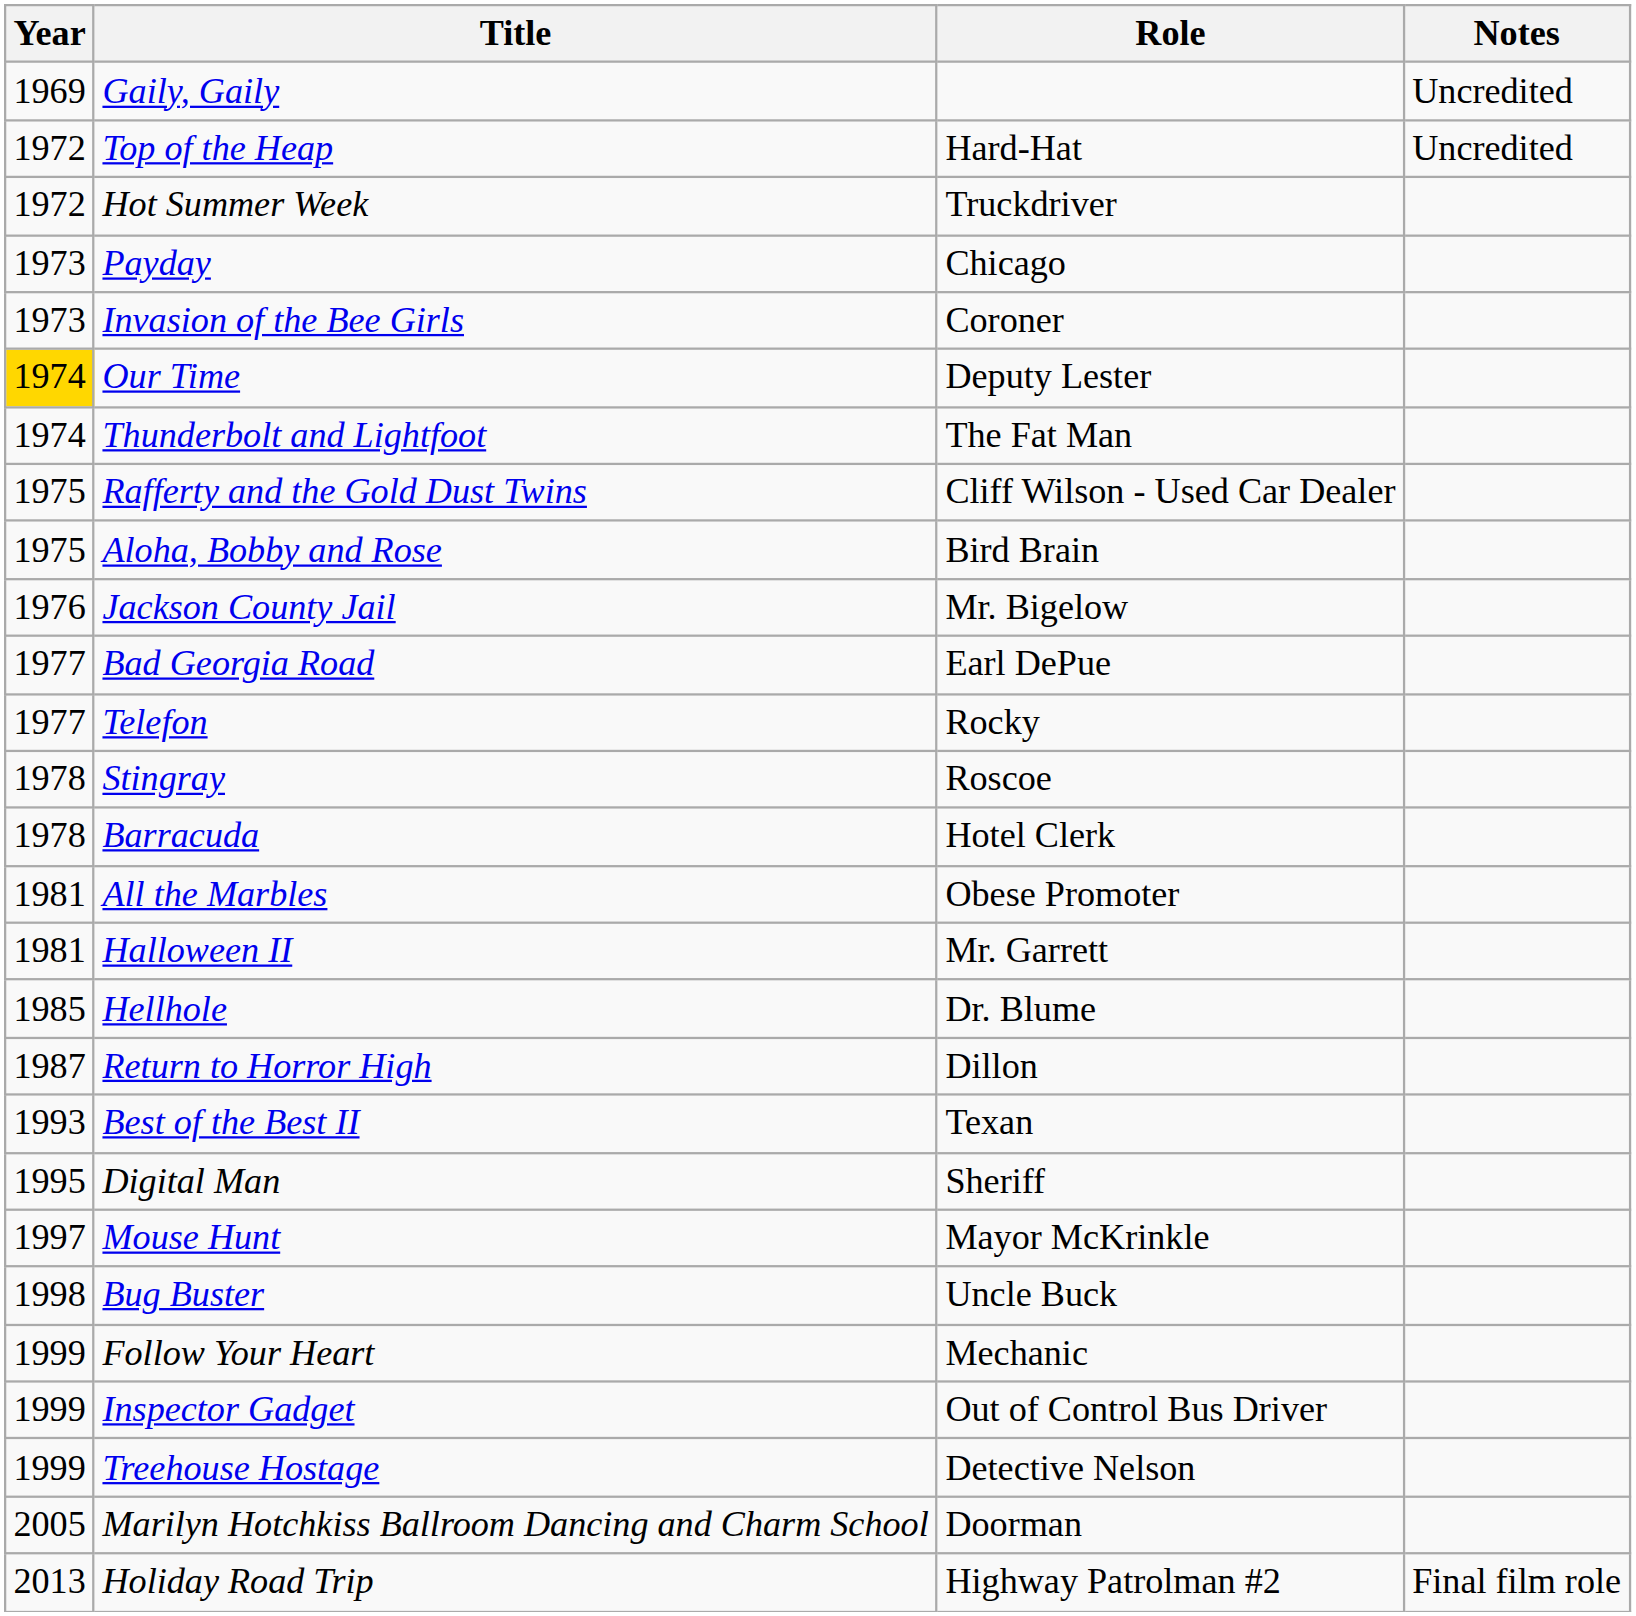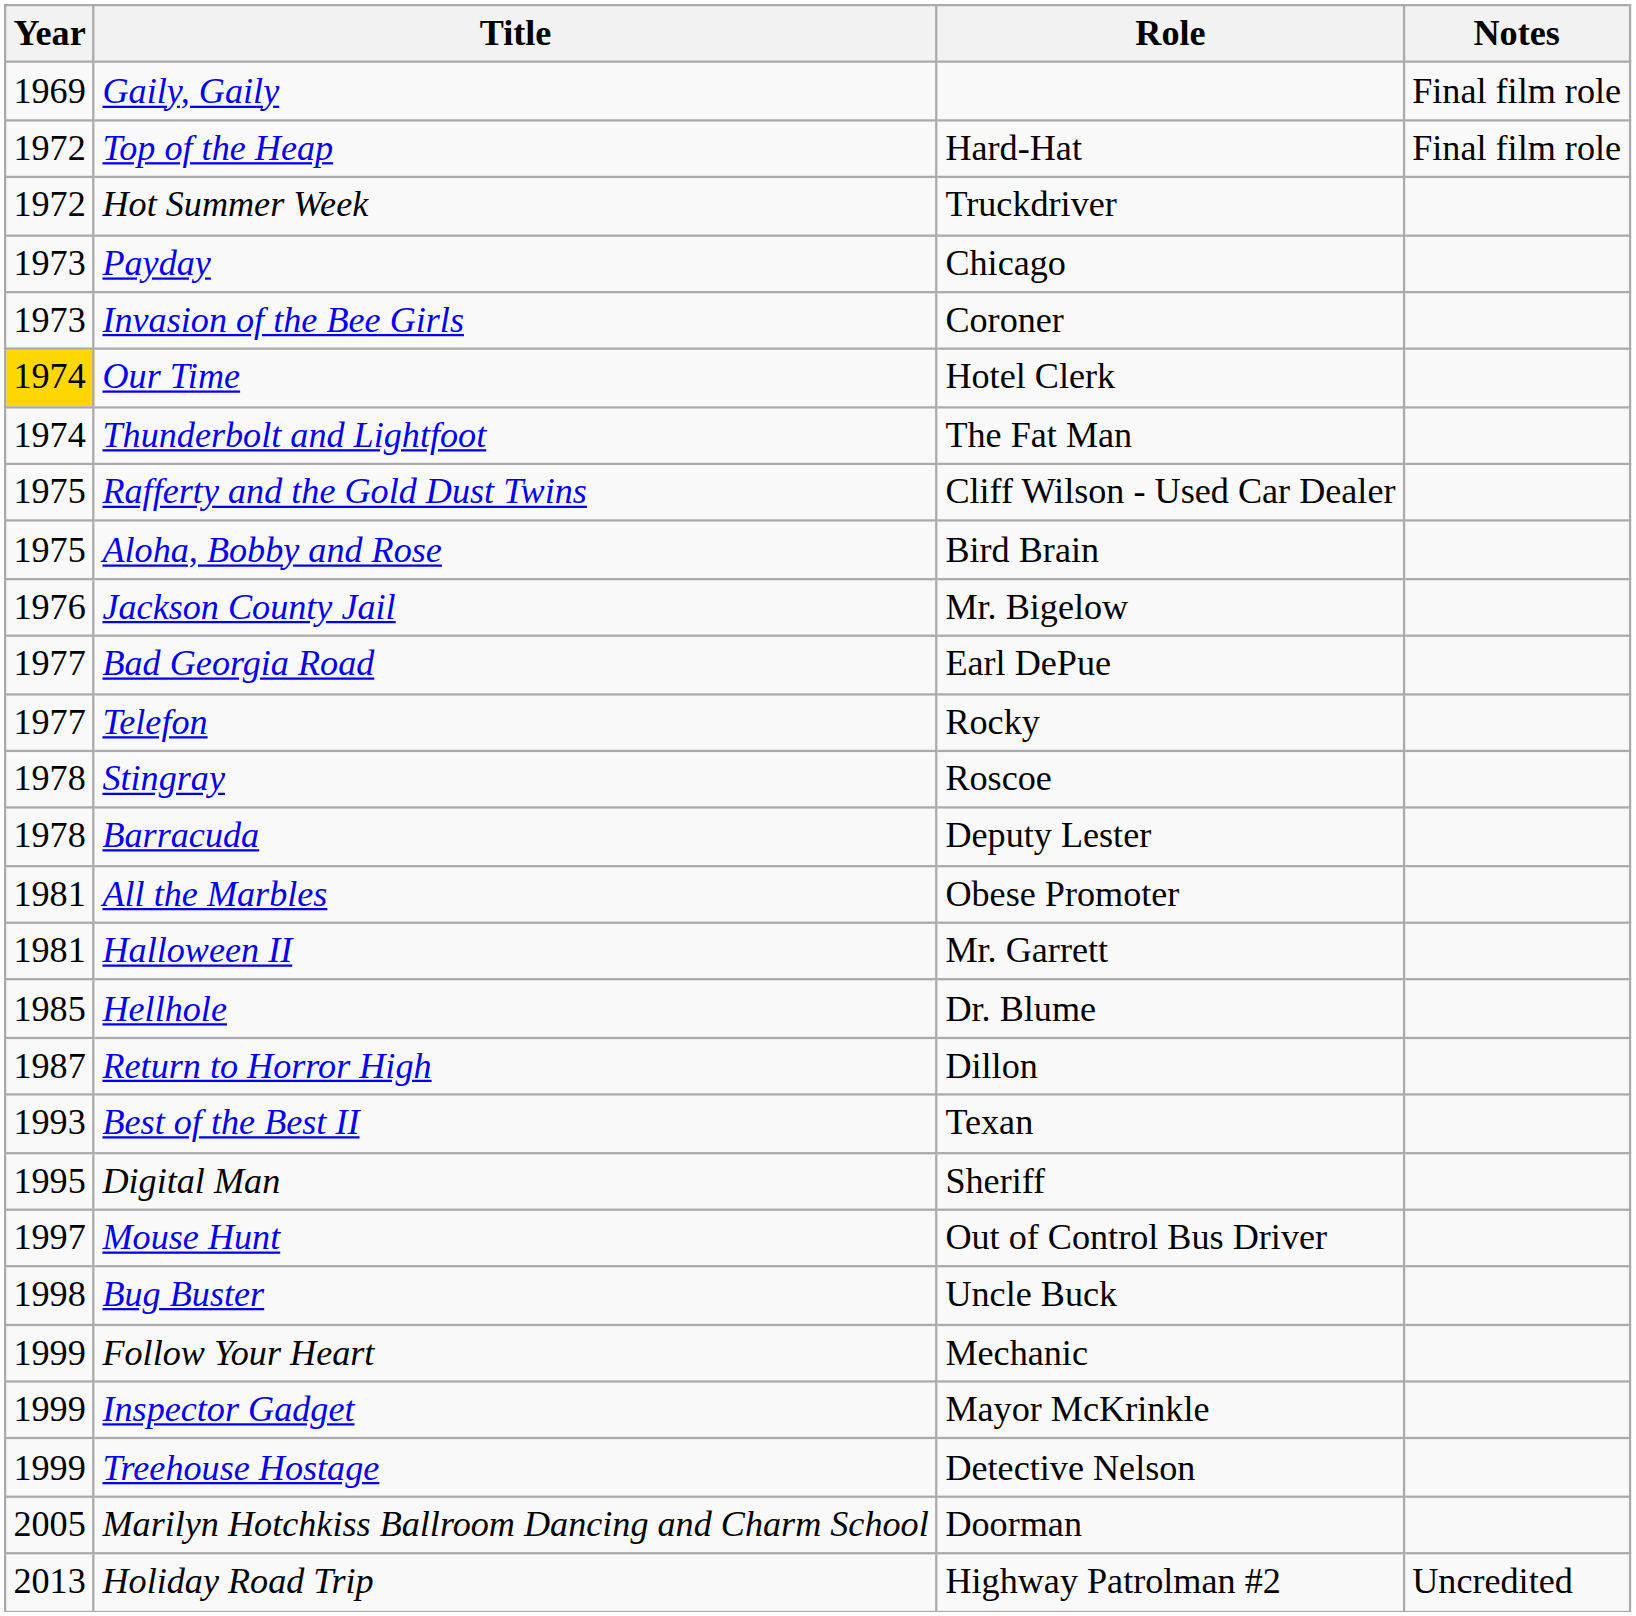(1493, 90) Uncredited -> (1517, 90) Final film role
(1493, 147) Uncredited -> (1517, 147) Final film role
(1048, 377) Deputy Lester -> (1030, 377) Hotel Clerk
(1030, 836) Hotel Clerk -> (1048, 836) Deputy Lester
(1077, 1237) Mayor McKrinkle -> (1136, 1237) Out of Control Bus Driver
(1136, 1409) Out of Control Bus Driver -> (1077, 1409) Mayor McKrinkle
(1517, 1581) Final film role -> (1493, 1581) Uncredited
